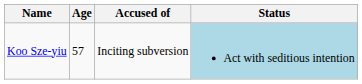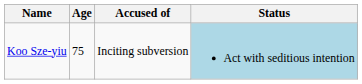(78, 51) 57 -> (78, 51) 75
